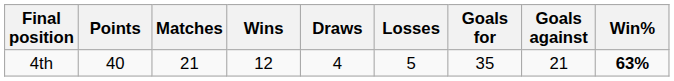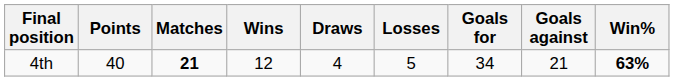(189, 63) normal -> (189, 63) bold
(485, 63) 35 -> (485, 63) 34
